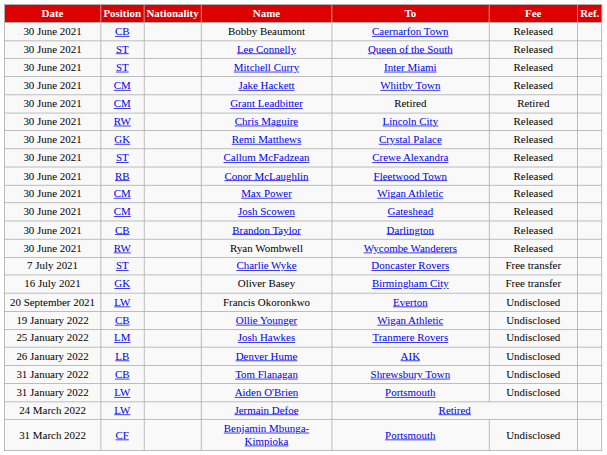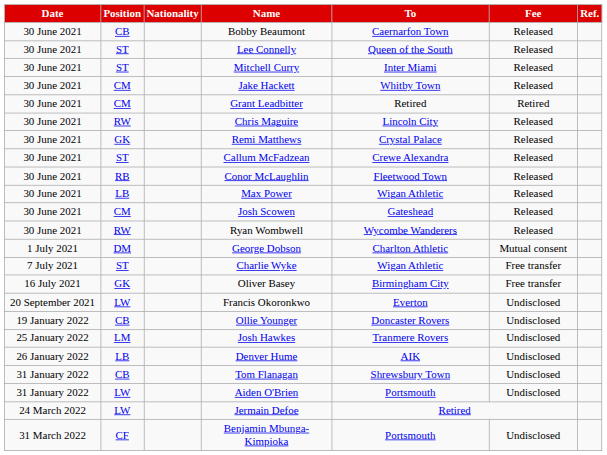(122, 194) CM -> (122, 194) LB
- row: (266, 230)
+ row: (266, 248)
(410, 266) Doncaster Rovers -> (410, 266) Wigan Athletic
(410, 320) Wigan Athletic -> (410, 320) Doncaster Rovers
